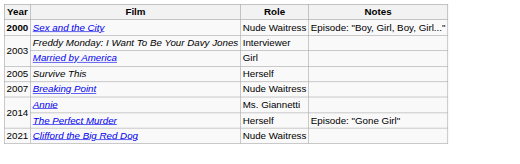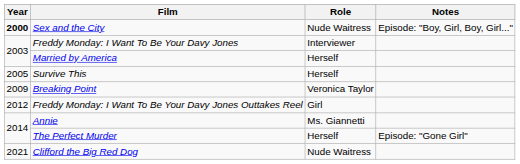(250, 58) Girl -> (323, 58) Herself
(17, 89) 2007 -> (17, 89) 2009
(275, 89) Nude Waitress -> (341, 89) Veronica Taylor
+ row: (168, 105)
